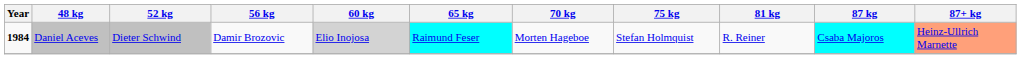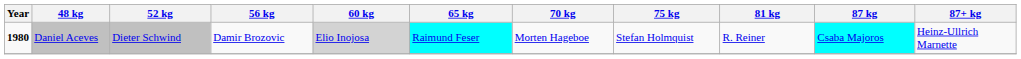(18, 37) 1984 -> (18, 37) 1980
(948, 37) lightsalmon background -> (948, 37) no background
